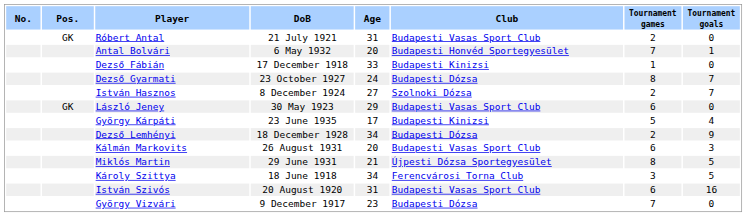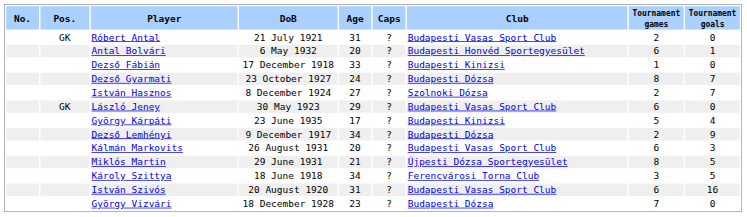+ column: (389, 18)
(653, 51) 7 -> (656, 51) 6
(302, 134) 18 December 1928 -> (288, 134) 9 December 1917
(302, 204) 9 December 1917 -> (288, 204) 18 December 1928
